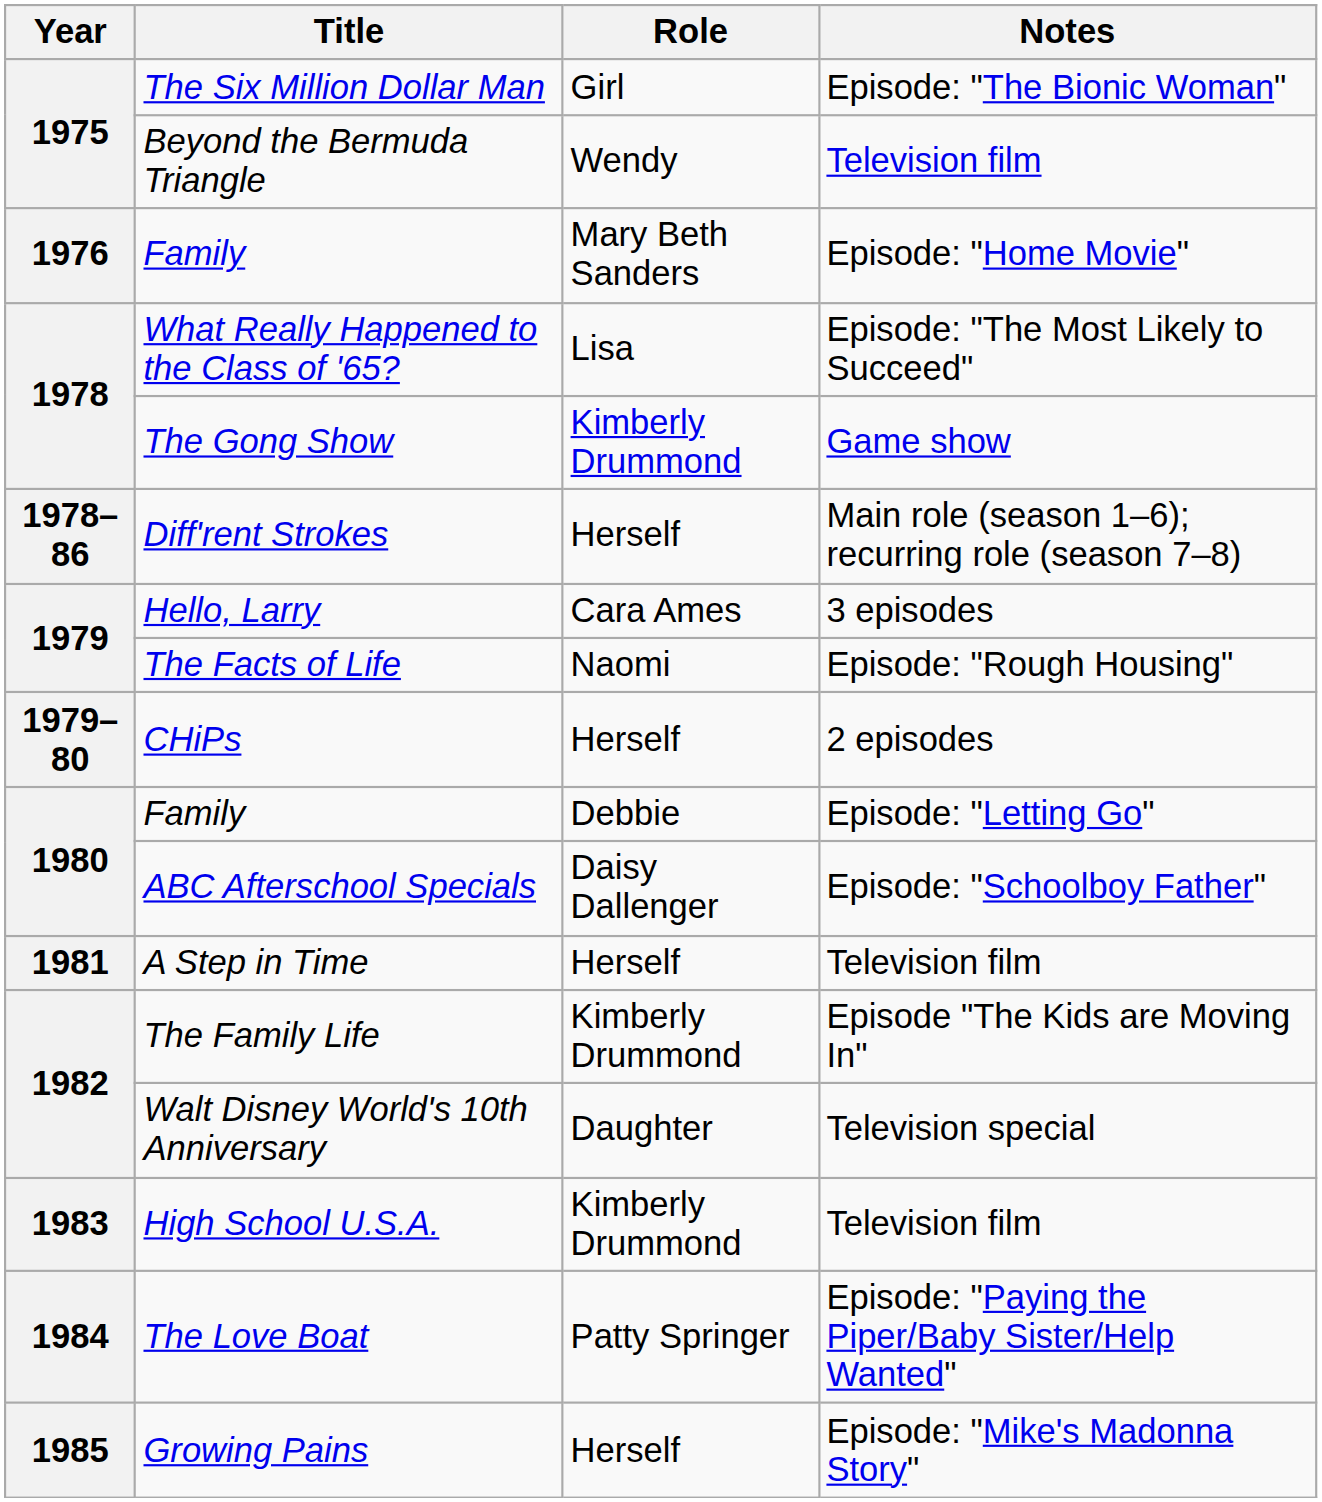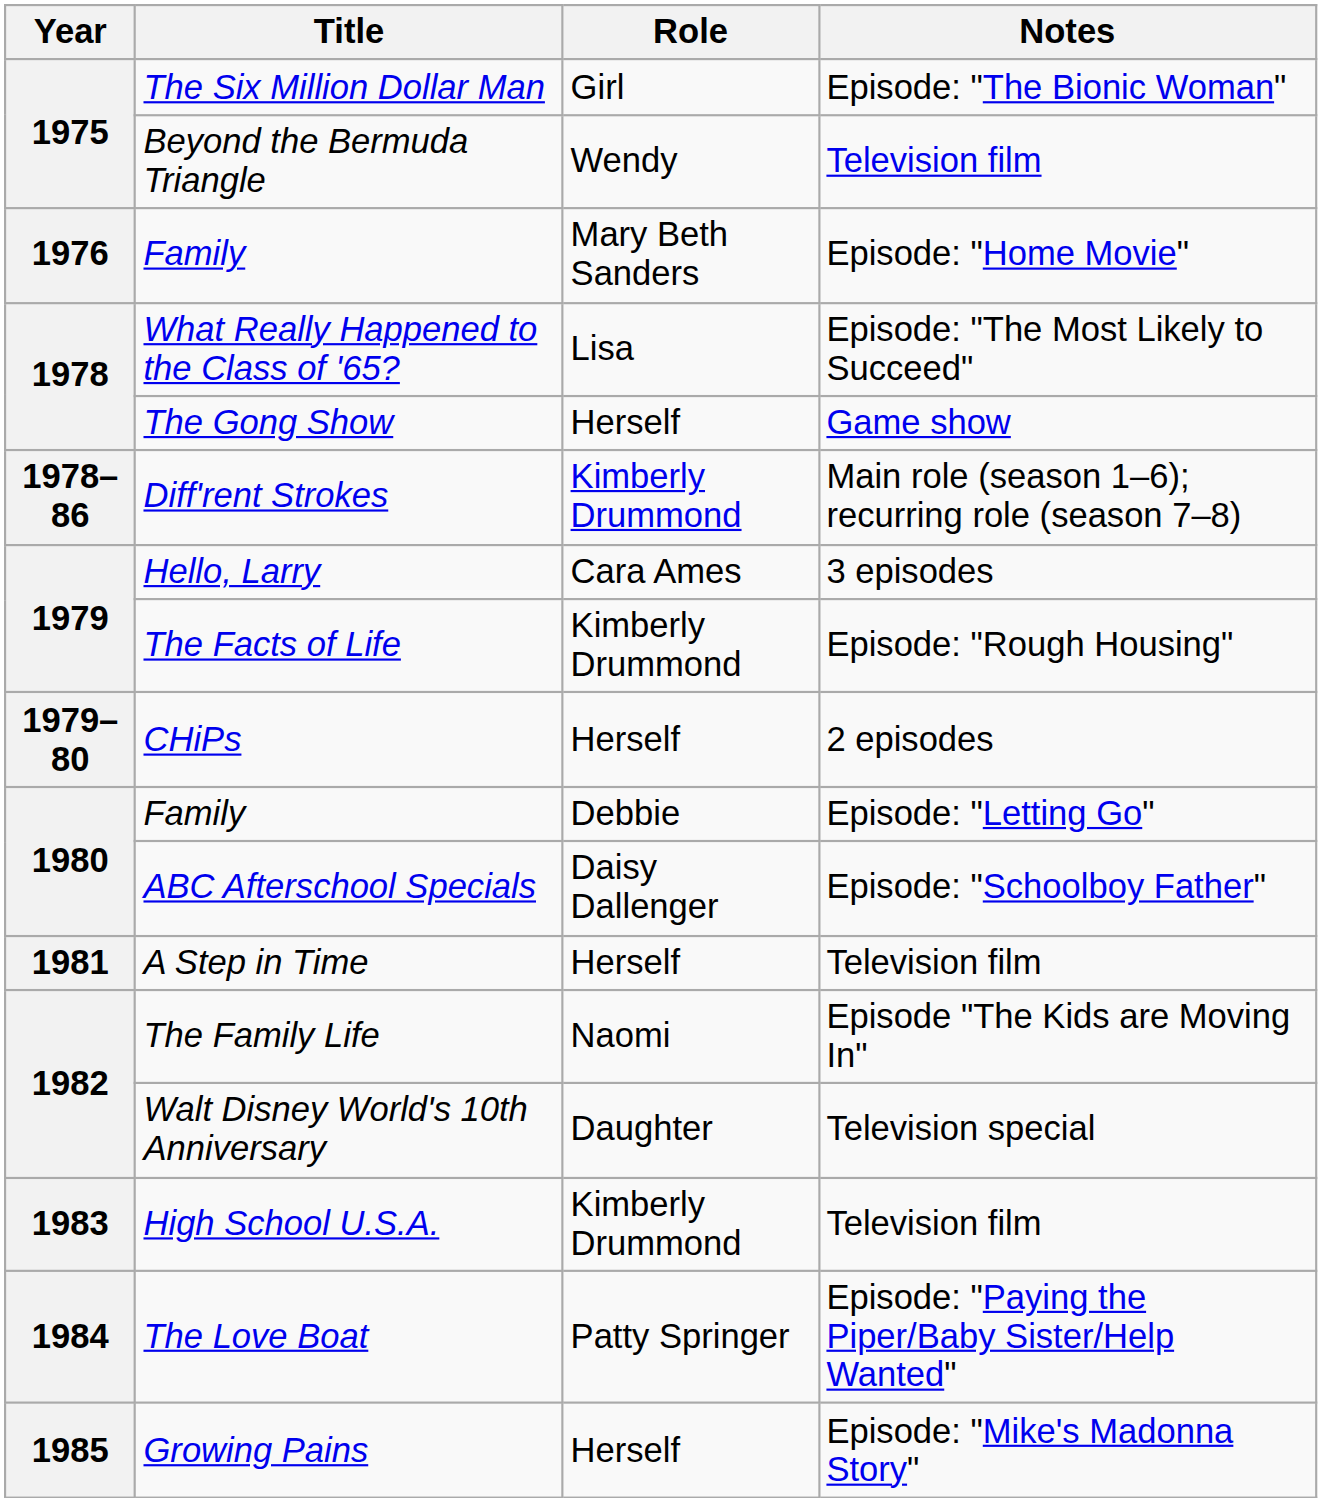(656, 442) Kimberly Drummond -> (625, 422) Herself
(625, 535) Herself -> (656, 496) Kimberly Drummond
(621, 664) Naomi -> (656, 645) Kimberly Drummond
(656, 1036) Kimberly Drummond -> (621, 1036) Naomi
